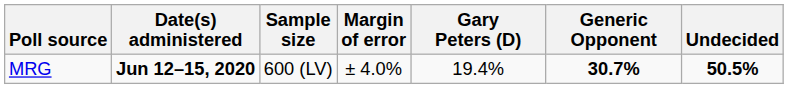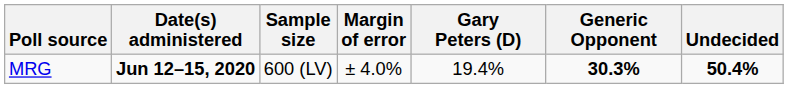(614, 69) 30.7% -> (614, 69) 30.3%
(733, 69) 50.5% -> (733, 69) 50.4%
